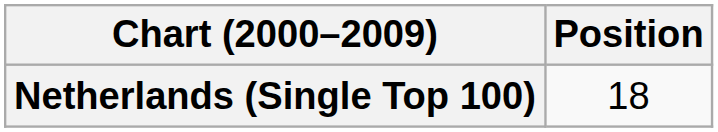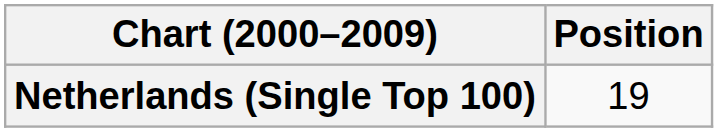(629, 95) 18 -> (629, 95) 19
